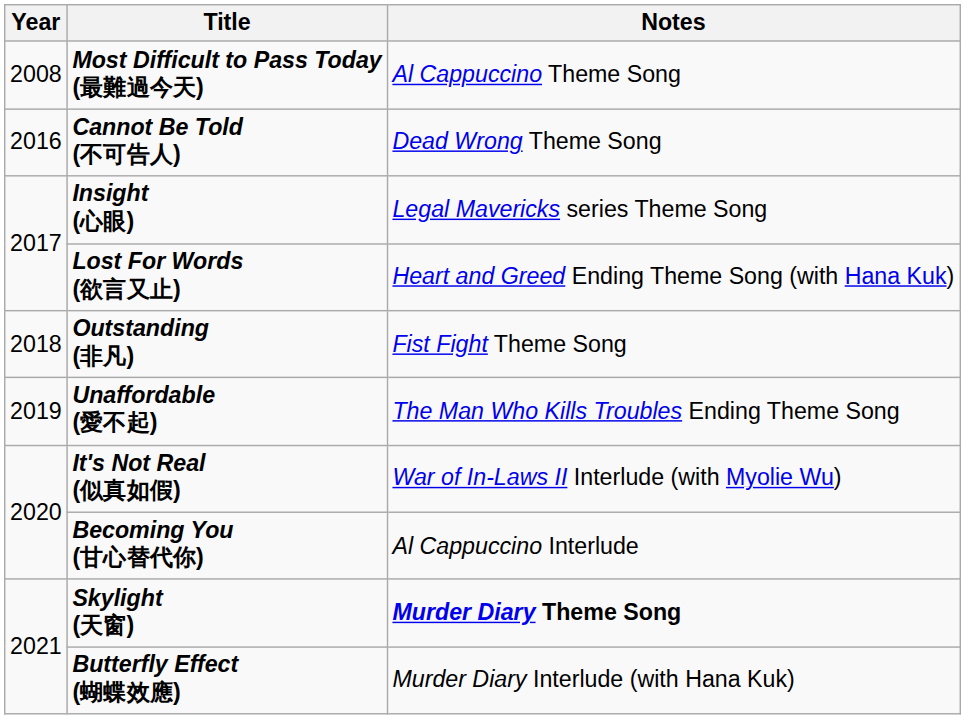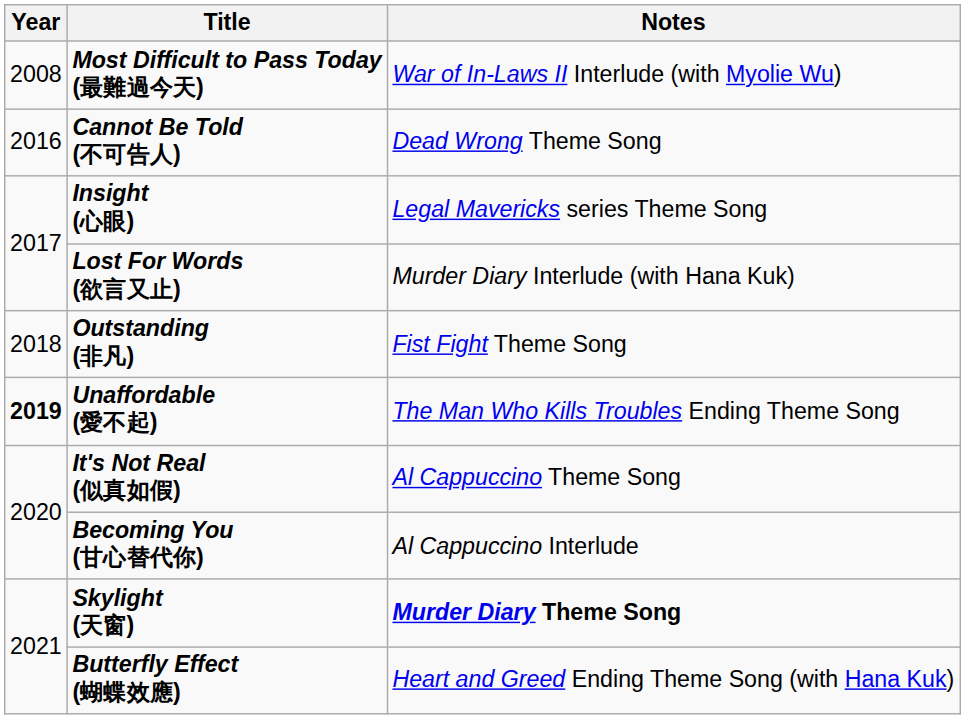(537, 74) Al Cappuccino Theme Song -> (617, 74) War of In-Laws II Interlude (with Myolie Wu)
(673, 276) Heart and Greed Ending Theme Song (with Hana Kuk) -> (594, 276) Murder Diary Interlude (with Hana Kuk)
(36, 411) normal -> (36, 411) bold
(617, 478) War of In-Laws II Interlude (with Myolie Wu) -> (537, 478) Al Cappuccino Theme Song
(594, 680) Murder Diary Interlude (with Hana Kuk) -> (673, 680) Heart and Greed Ending Theme Song (with Hana Kuk)
